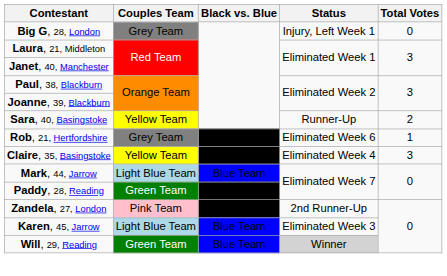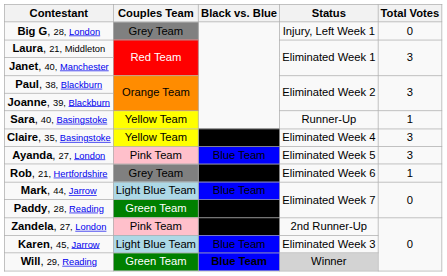(410, 119) 2 -> (410, 119) 1
rows swapped: (59, 155) <-> (59, 137)
+ row: (59, 155)
(239, 244) normal -> (239, 262) bold
